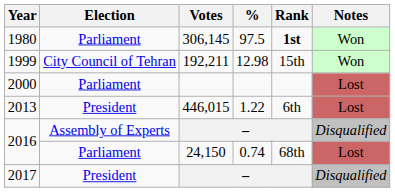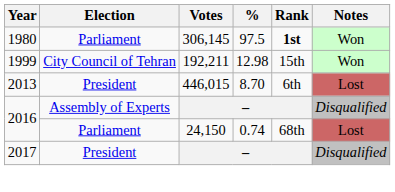- row: (22, 84)
(252, 107) 1.22 -> (252, 84) 8.70
